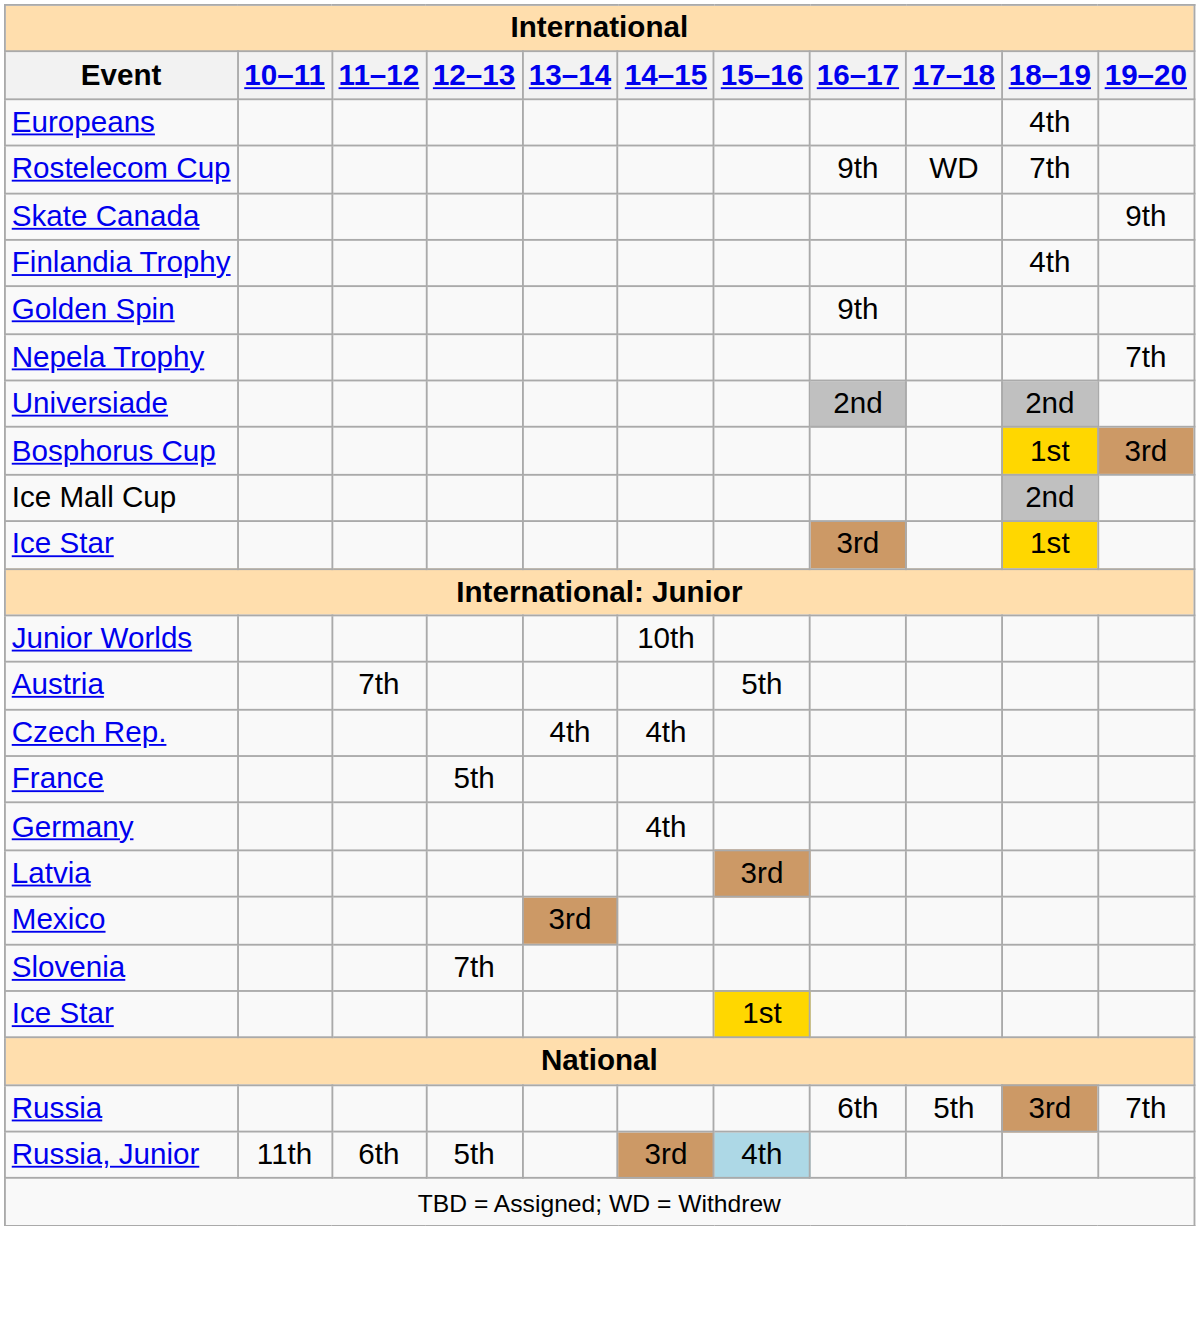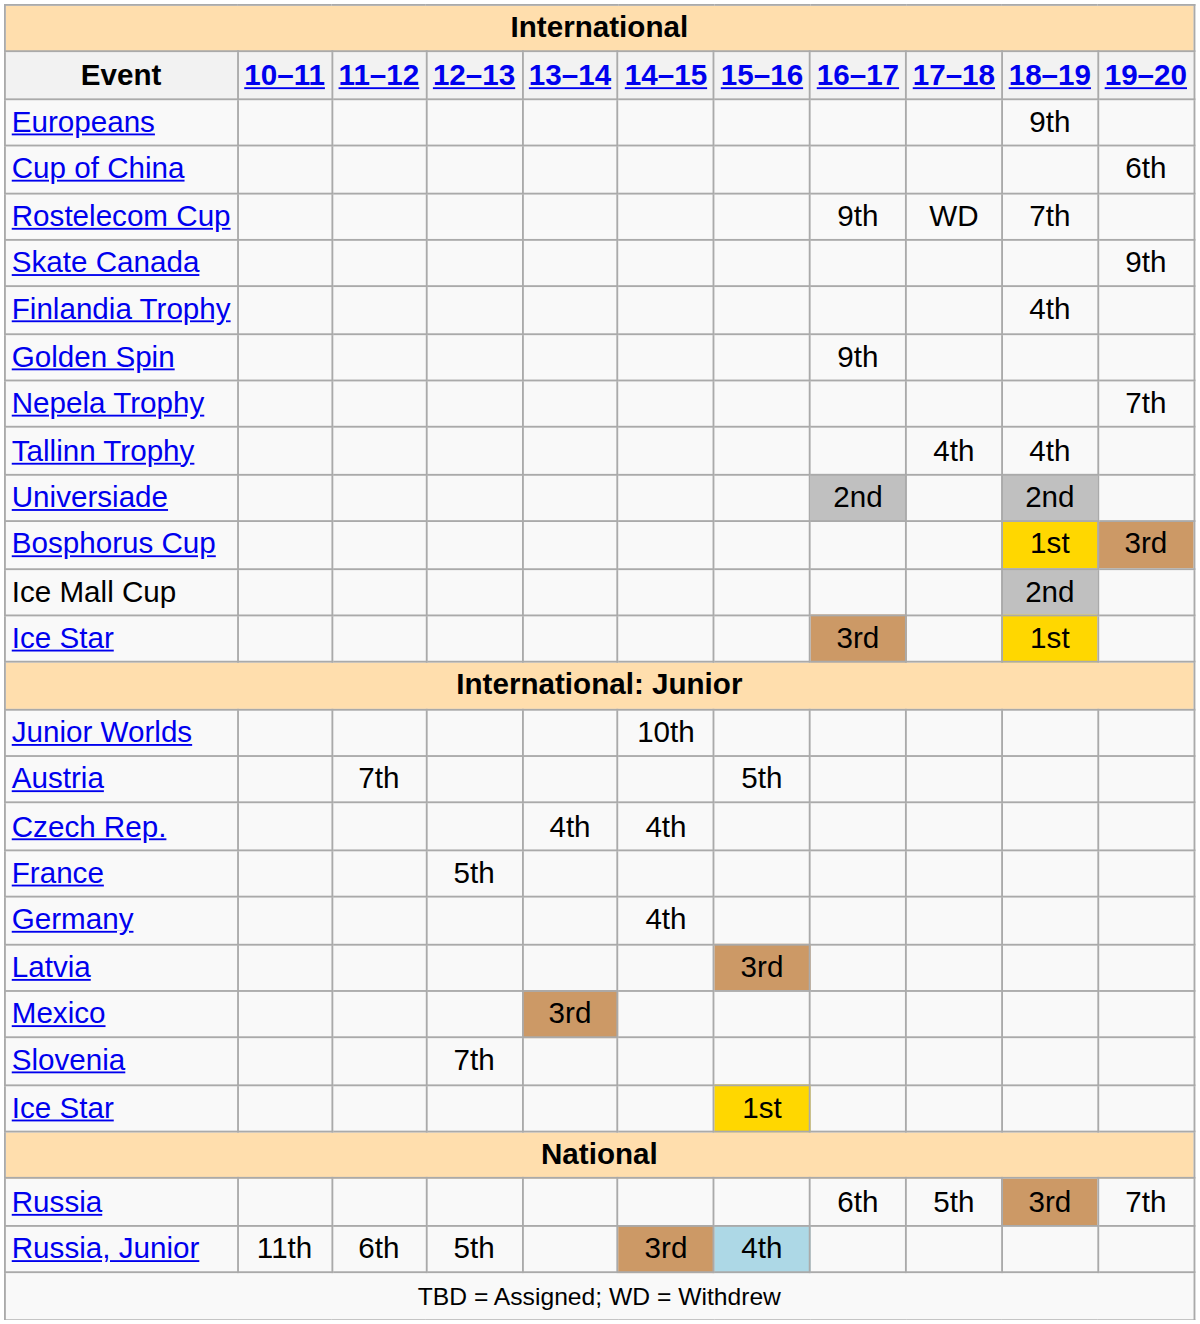(1050, 121) 4th -> (1050, 121) 9th
+ row: (98, 168)
+ row: (103, 450)
